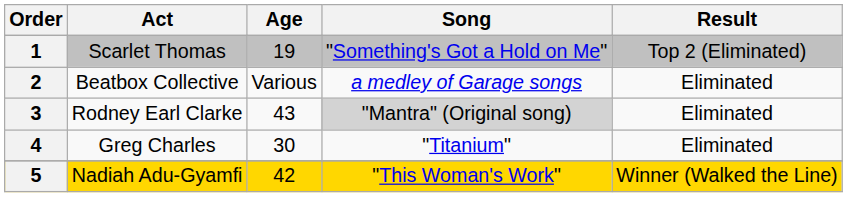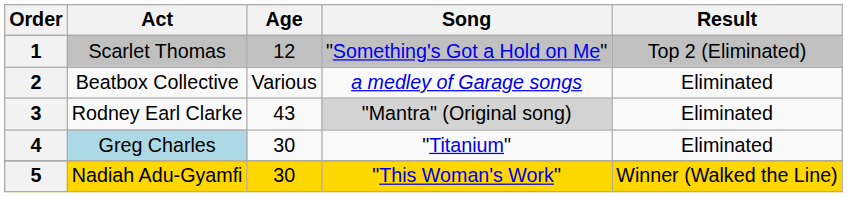(284, 51) 19 -> (284, 51) 12
(157, 144) no background -> (157, 144) lightblue background
(284, 176) 42 -> (284, 176) 30
